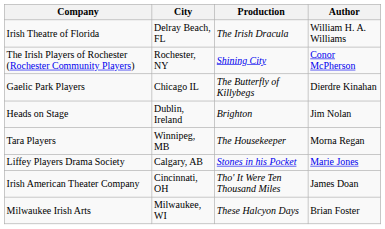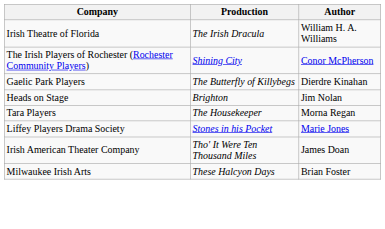- column: (183, 12)
